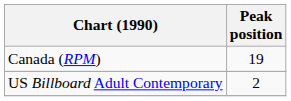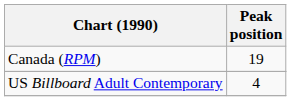(256, 83) 2 -> (256, 83) 4
